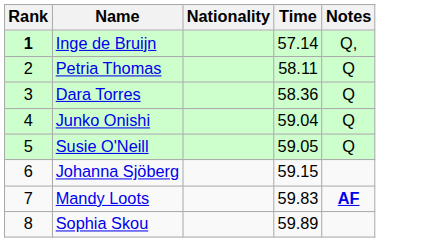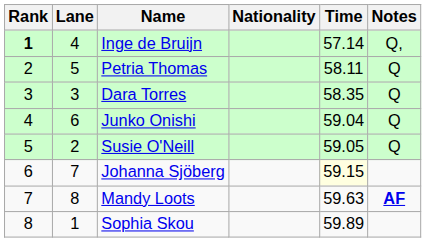+ column: (75, 17)
(298, 95) 58.36 -> (344, 95) 58.35
(298, 172) no background -> (344, 172) lightyellow background
(298, 198) 59.83 -> (344, 198) 59.63
